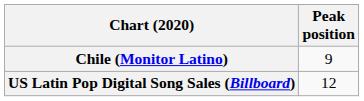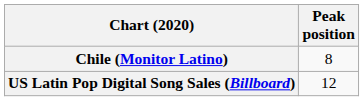(329, 58) 9 -> (329, 58) 8
